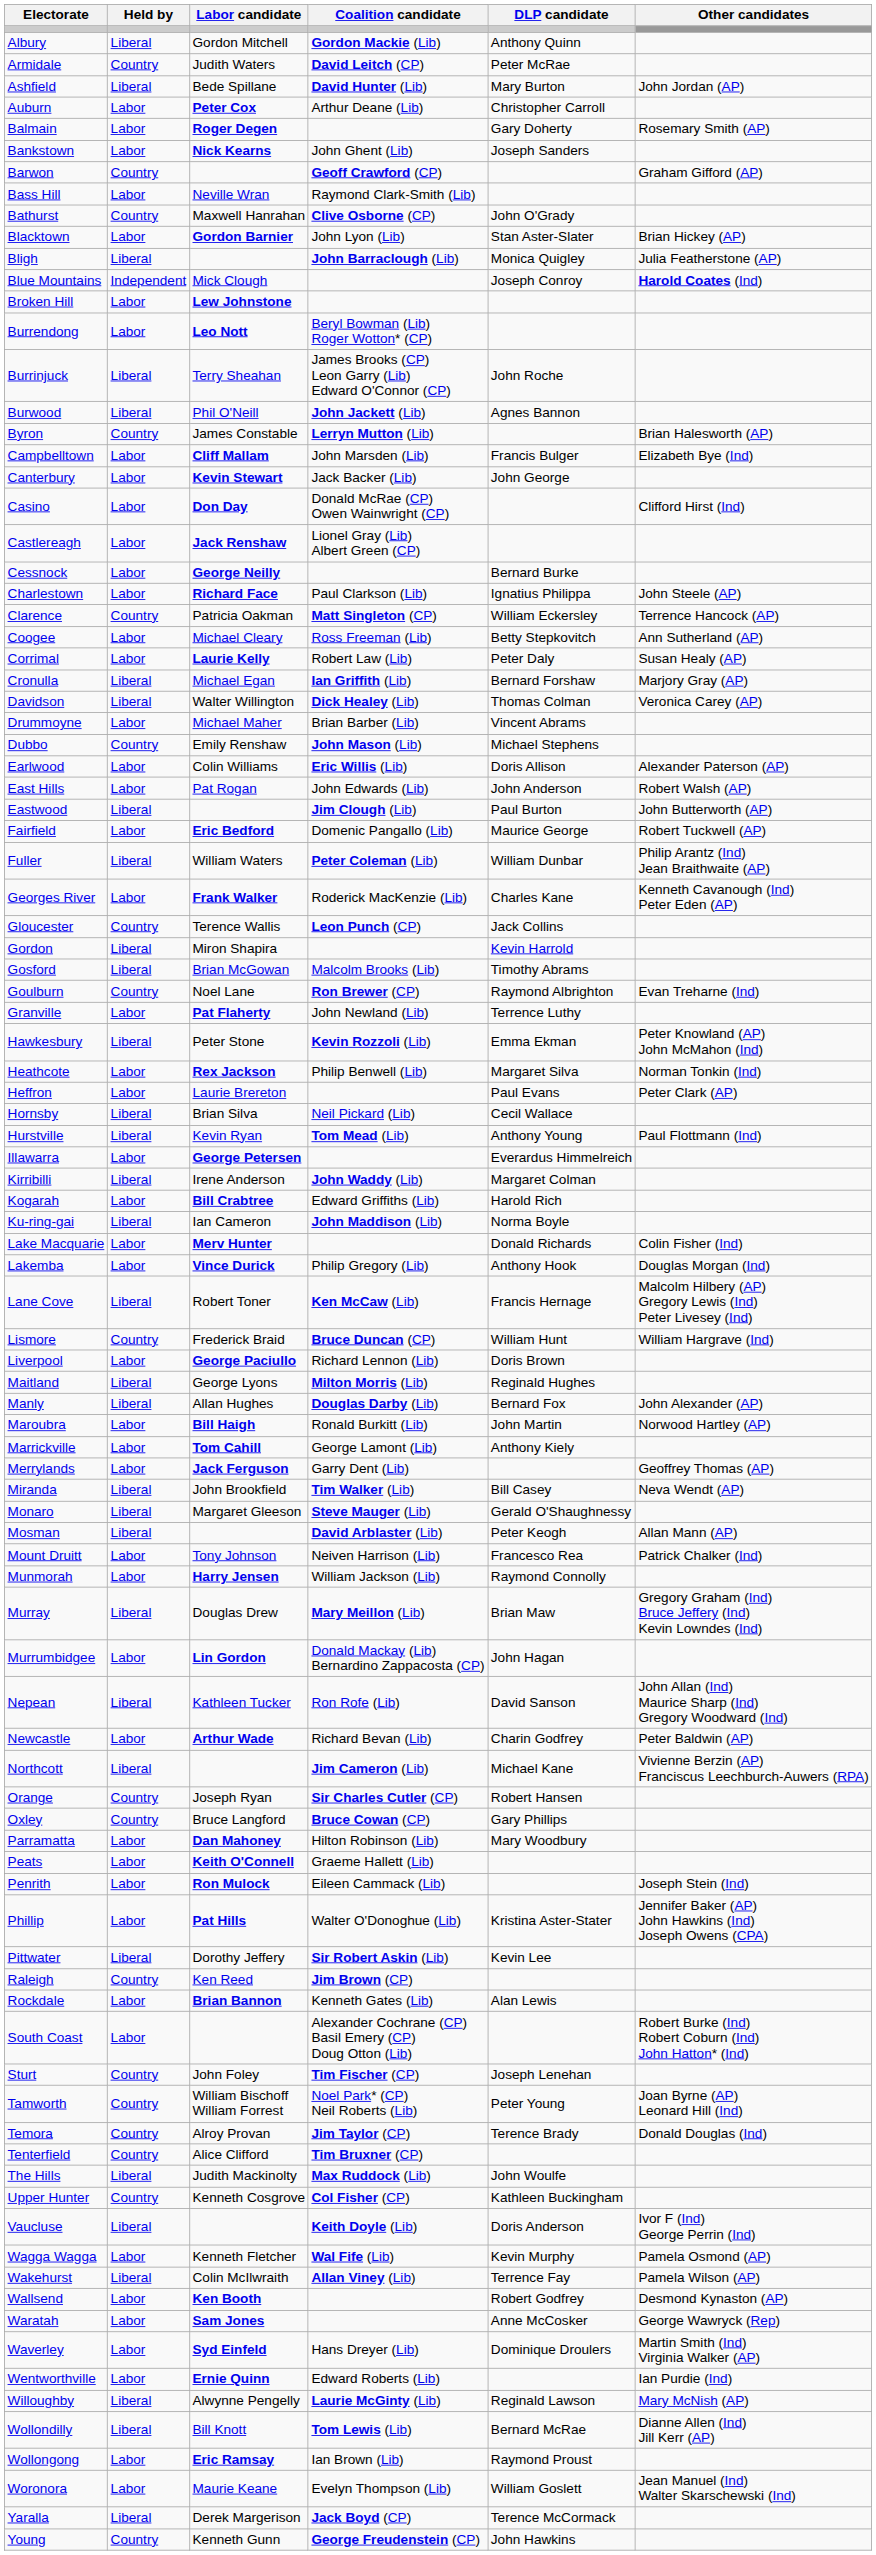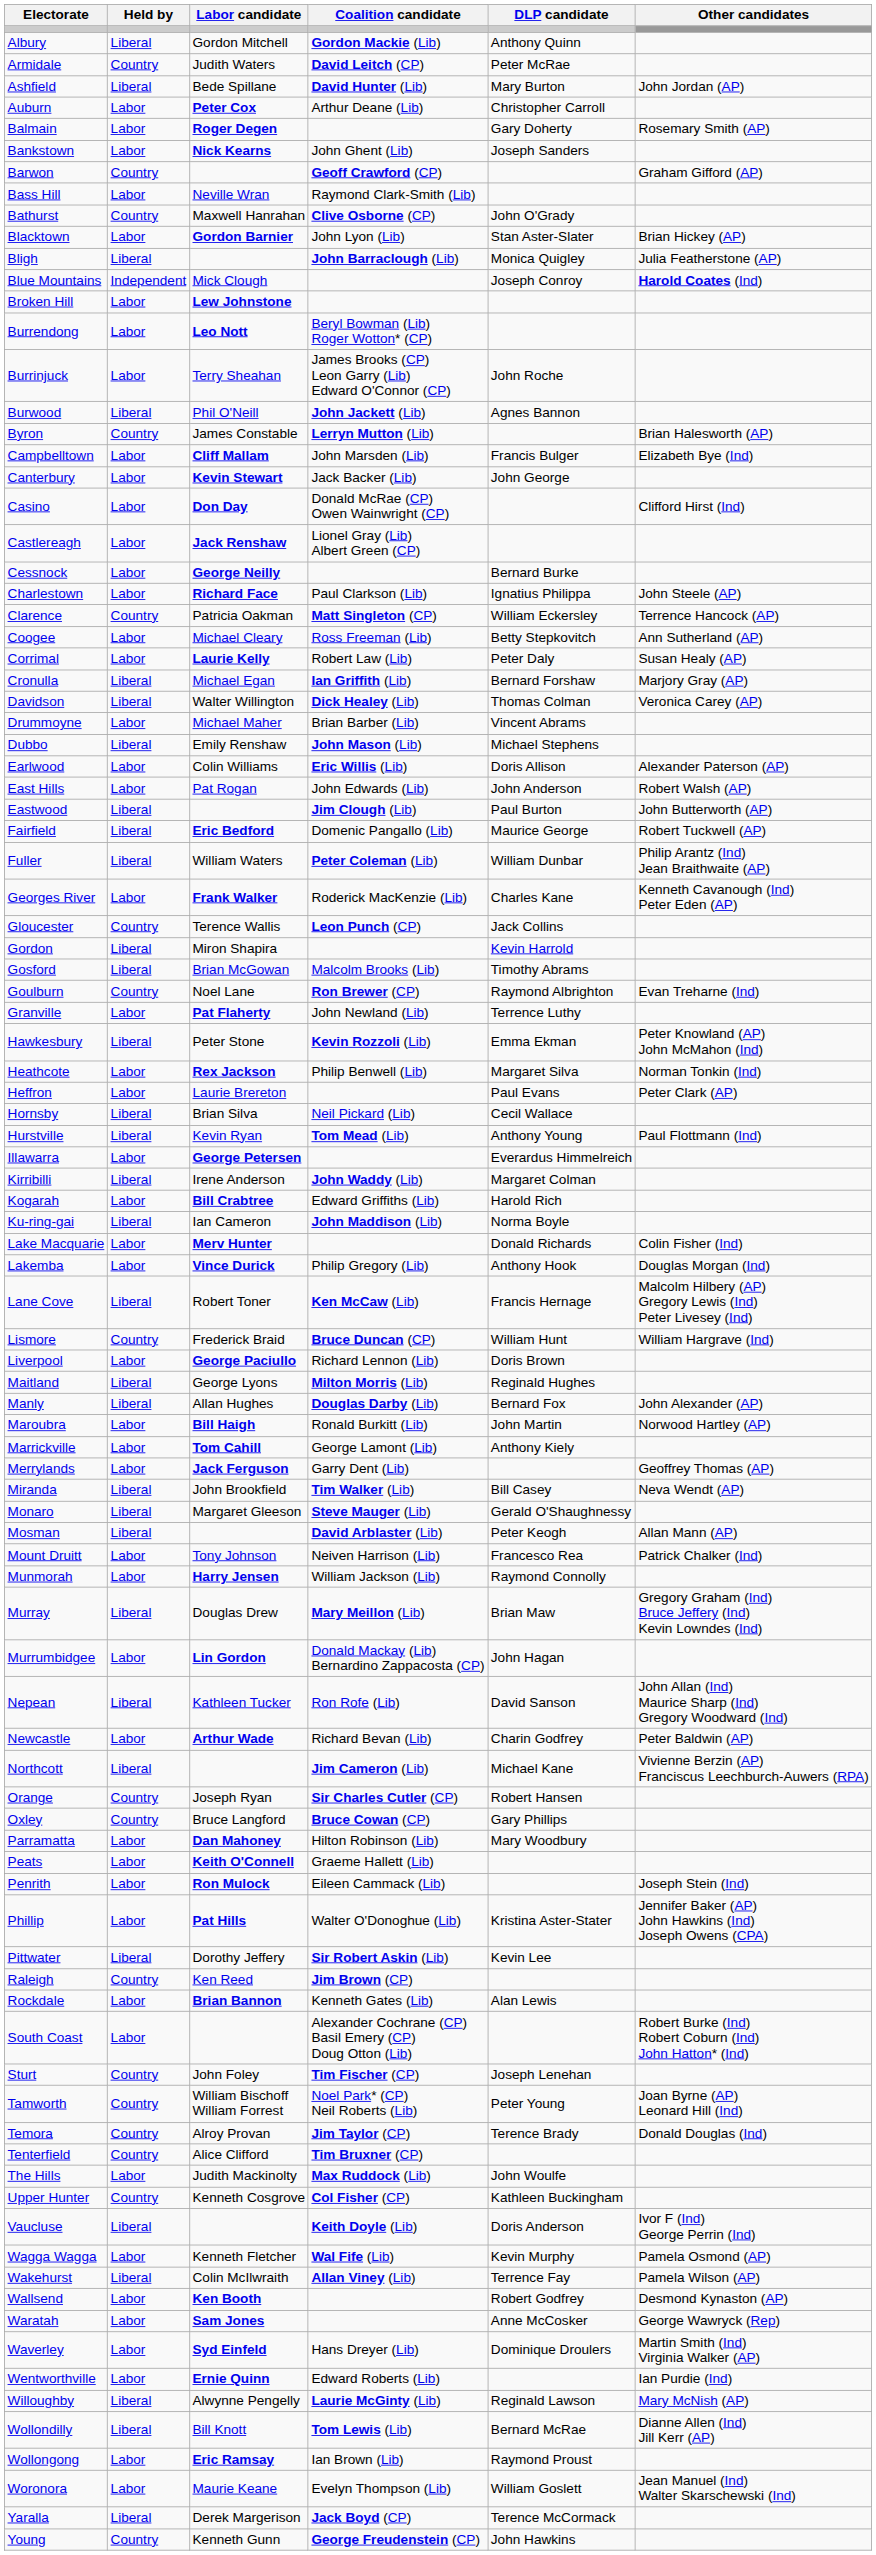(131, 375) Liberal -> (128, 375) Labor
(134, 745) Country -> (131, 745) Liberal
(128, 831) Labor -> (131, 831) Liberal
(131, 2176) Liberal -> (128, 2176) Labor
